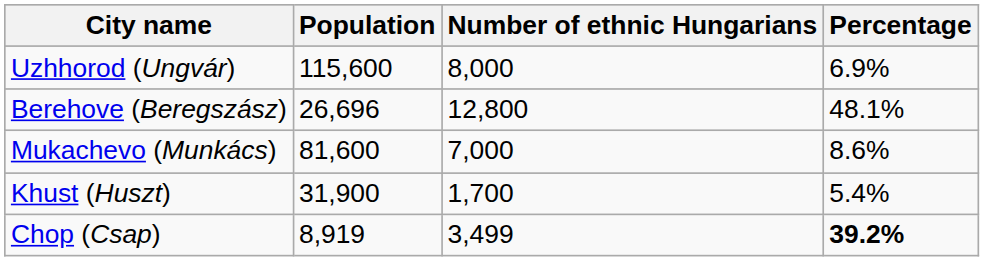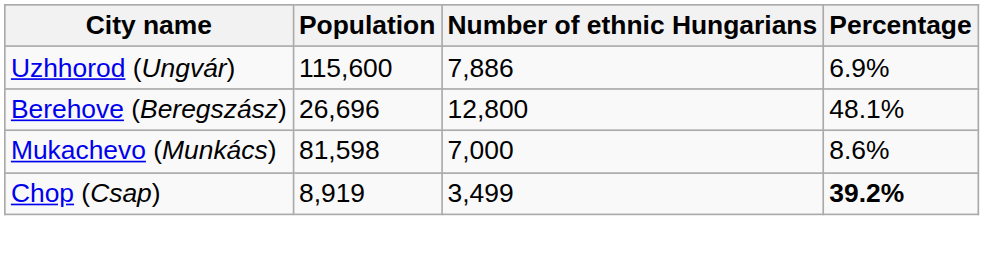(481, 67) 8,000 -> (481, 67) 7,886
(339, 151) 81,600 -> (339, 151) 81,598
- row: (91, 192)
